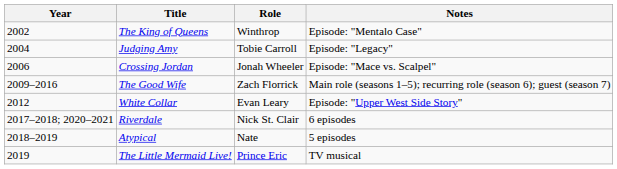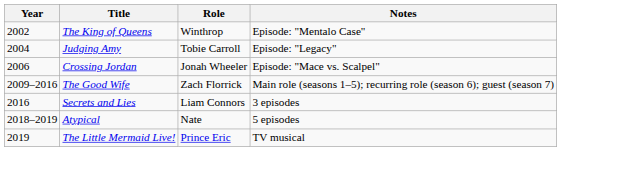- row: (148, 102)
+ row: (99, 102)
- row: (140, 119)
